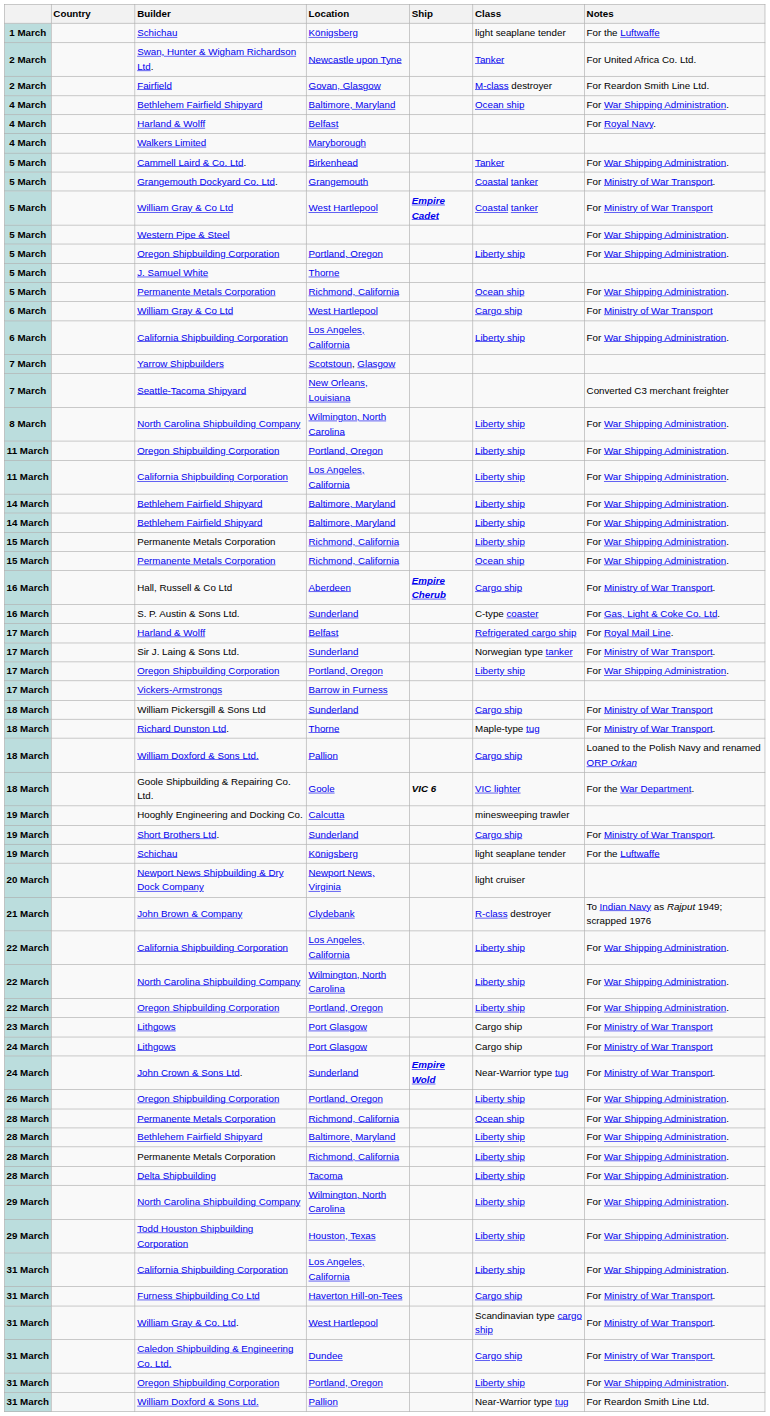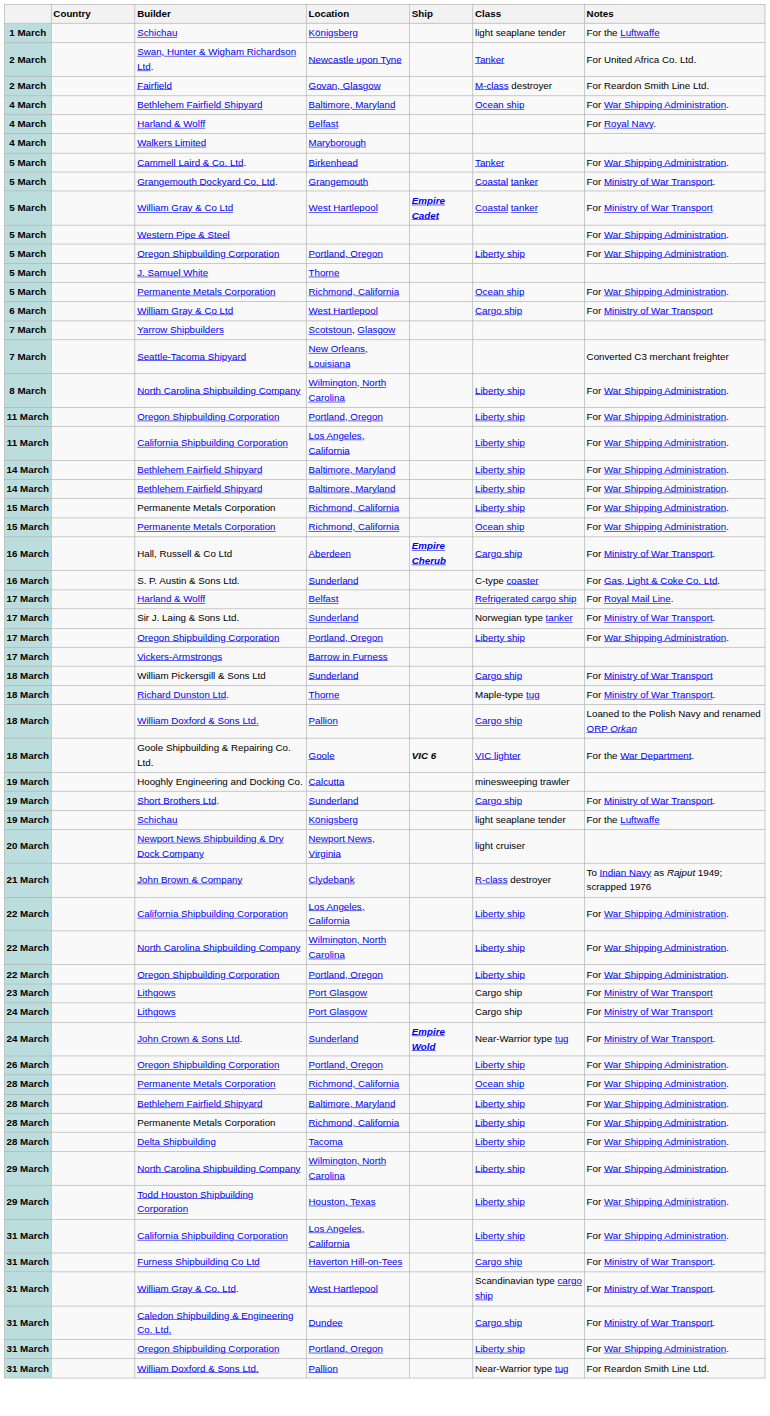- row: (28, 337)
